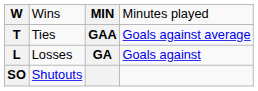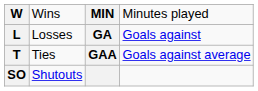rows swapped: (52, 55) <-> (44, 34)
